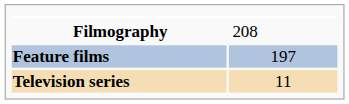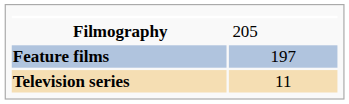(245, 31) 208 -> (245, 31) 205
